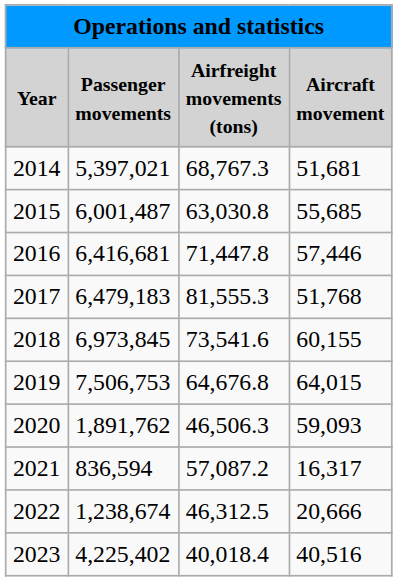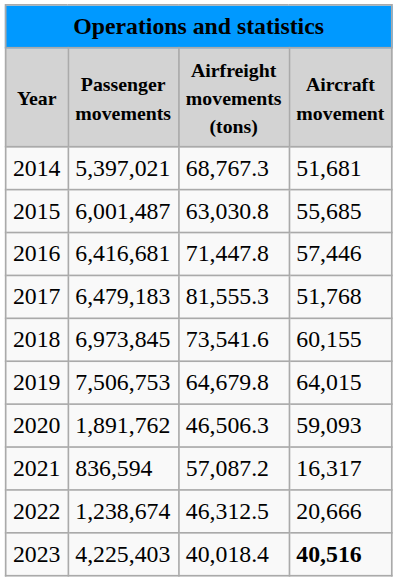(227, 382) 64,676.8 -> (227, 382) 64,679.8
(123, 553) 4,225,402 -> (123, 553) 4,225,403
(329, 553) normal -> (329, 553) bold
